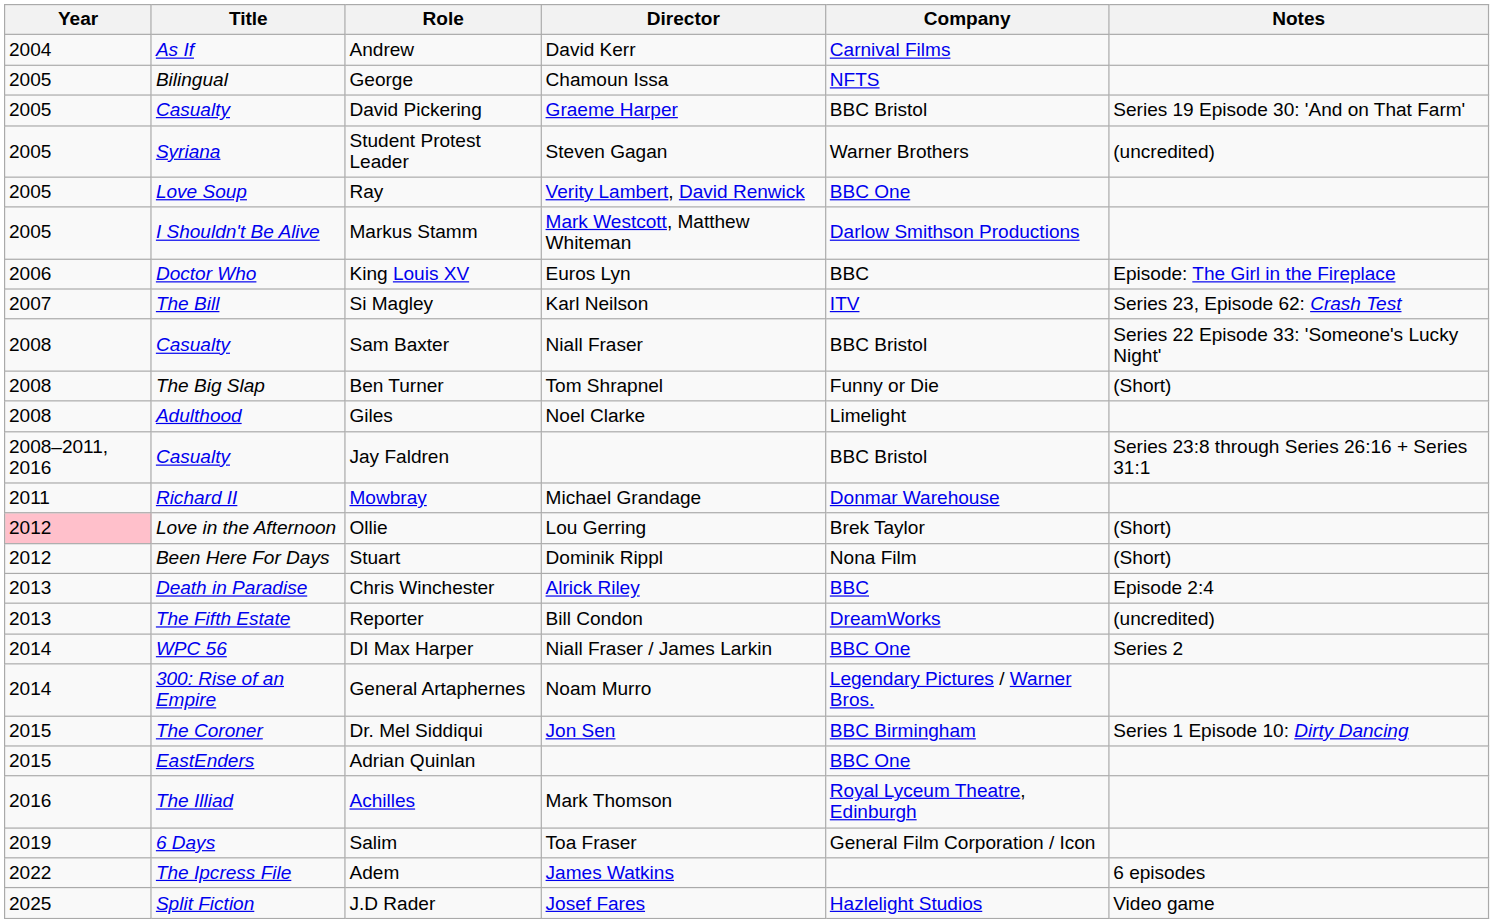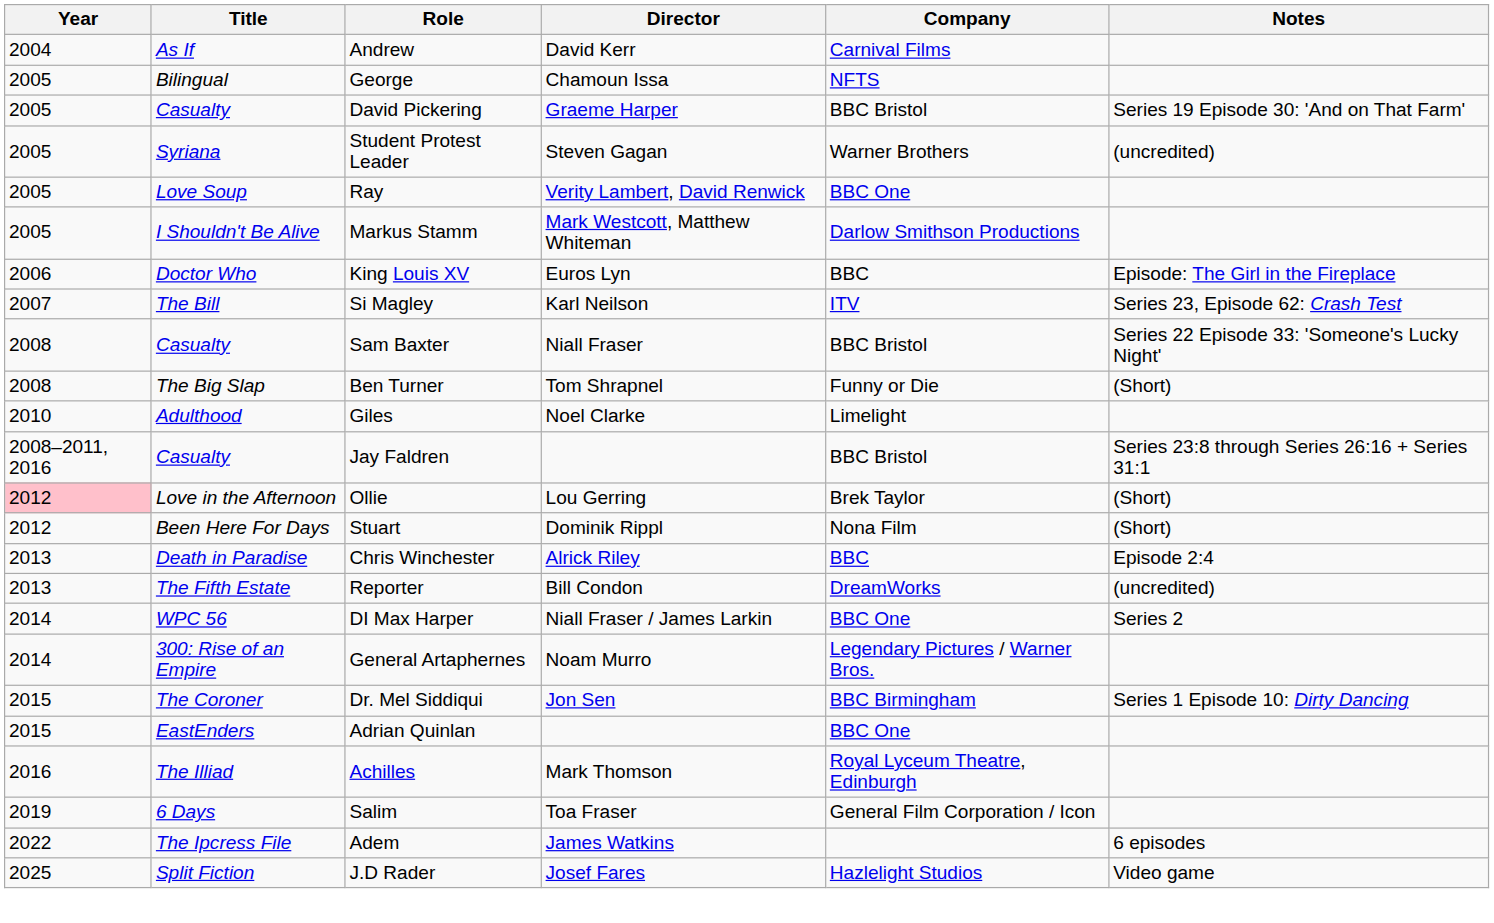(30, 416) 2008 -> (30, 416) 2010
- row: (388, 497)
